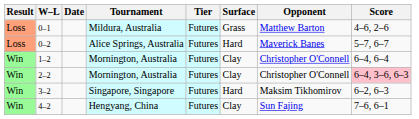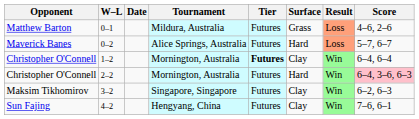columns swapped: (20, 12) <-> (305, 12)
(203, 59) normal -> (267, 59) bold
(232, 75) Clay -> (298, 75) Hard
(233, 91) Hard -> (298, 91) Clay
